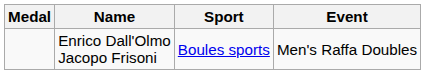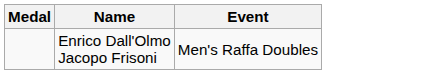- column: (224, 17)
